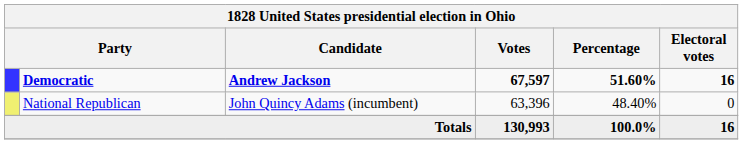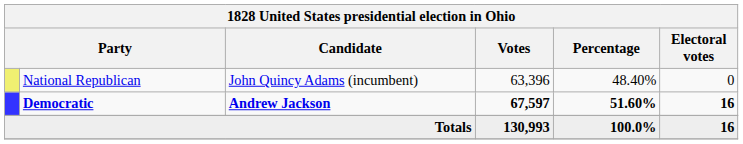rows swapped: (58, 80) <-> (82, 104)
